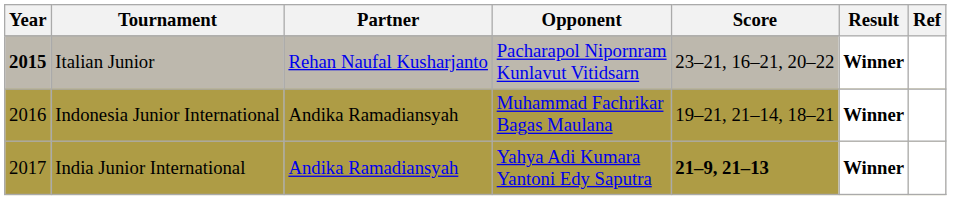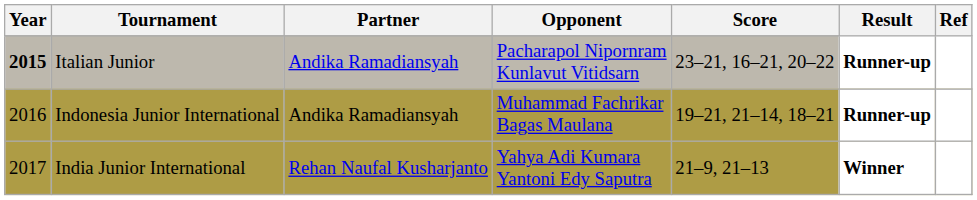(388, 62) Rehan Naufal Kusharjanto -> (373, 62) Andika Ramadiansyah
(874, 62) Winner -> (887, 62) Runner-up
(874, 115) Winner -> (887, 115) Runner-up
(373, 168) Andika Ramadiansyah -> (388, 168) Rehan Naufal Kusharjanto
(722, 168) bold -> (722, 168) normal
